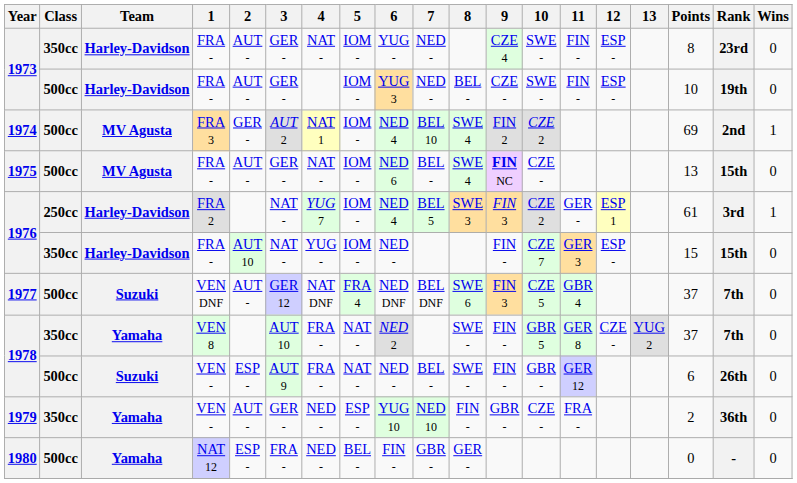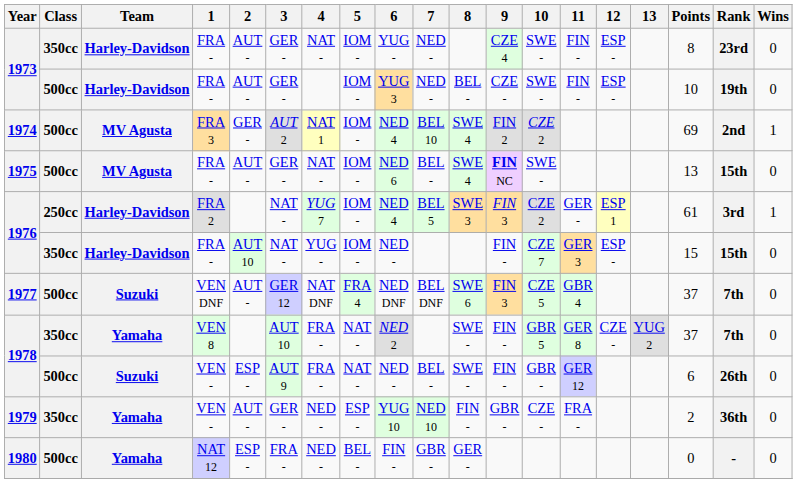(541, 171) CZE - -> (541, 171) SWE -
